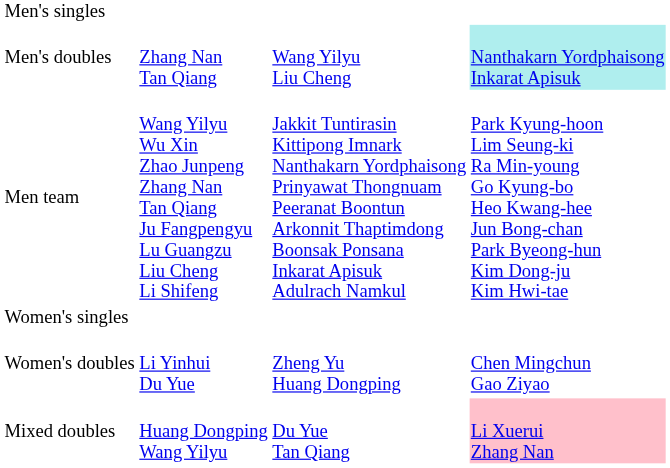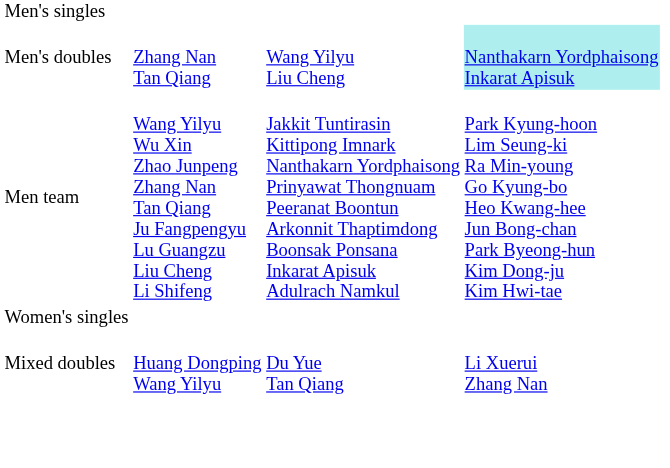- row: (70, 363)
(512, 441) pink background -> (506, 373) no background
